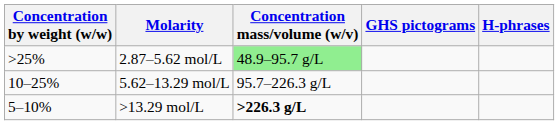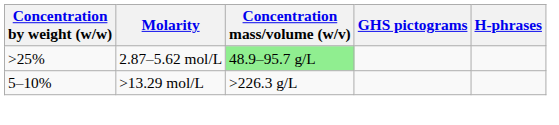- row: (174, 82)
(271, 107) bold -> (263, 82) normal
